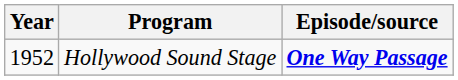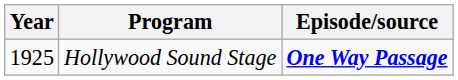(32, 57) 1952 -> (32, 57) 1925
